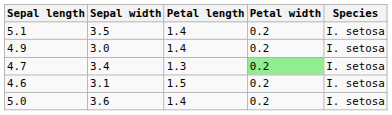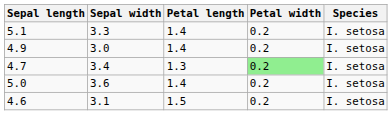(100, 31) 3.5 -> (100, 31) 3.3
rows swapped: (17, 84) <-> (17, 101)
